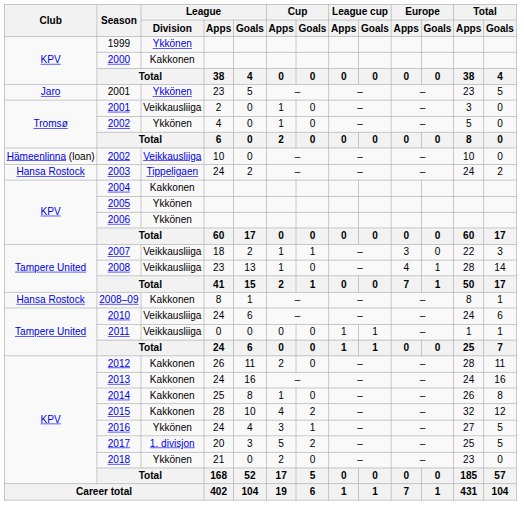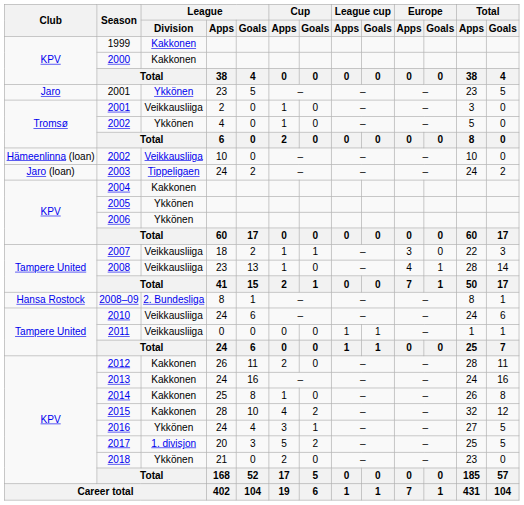(172, 44) Ykkönen -> (174, 44) Kakkonen
(51, 172) Hansa Rostock -> (51, 172) Jaro (loan)
(172, 300) Kakkonen -> (174, 300) 2. Bundesliga
